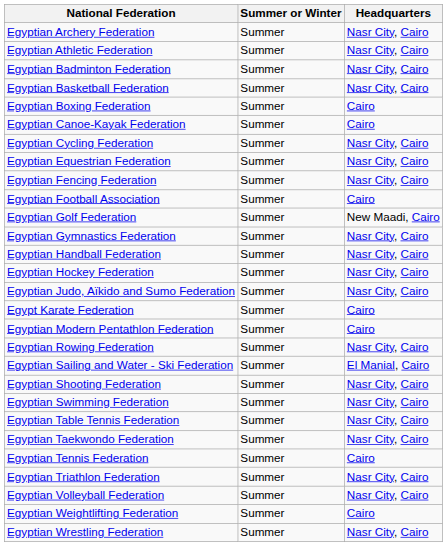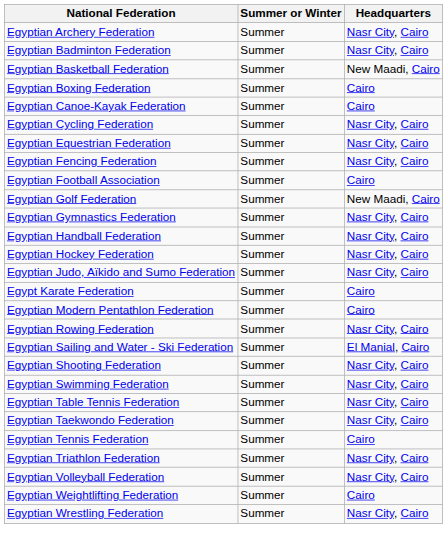- row: (80, 50)
(388, 87) Nasr City, Cairo -> (393, 69) New Maadi, Cairo
